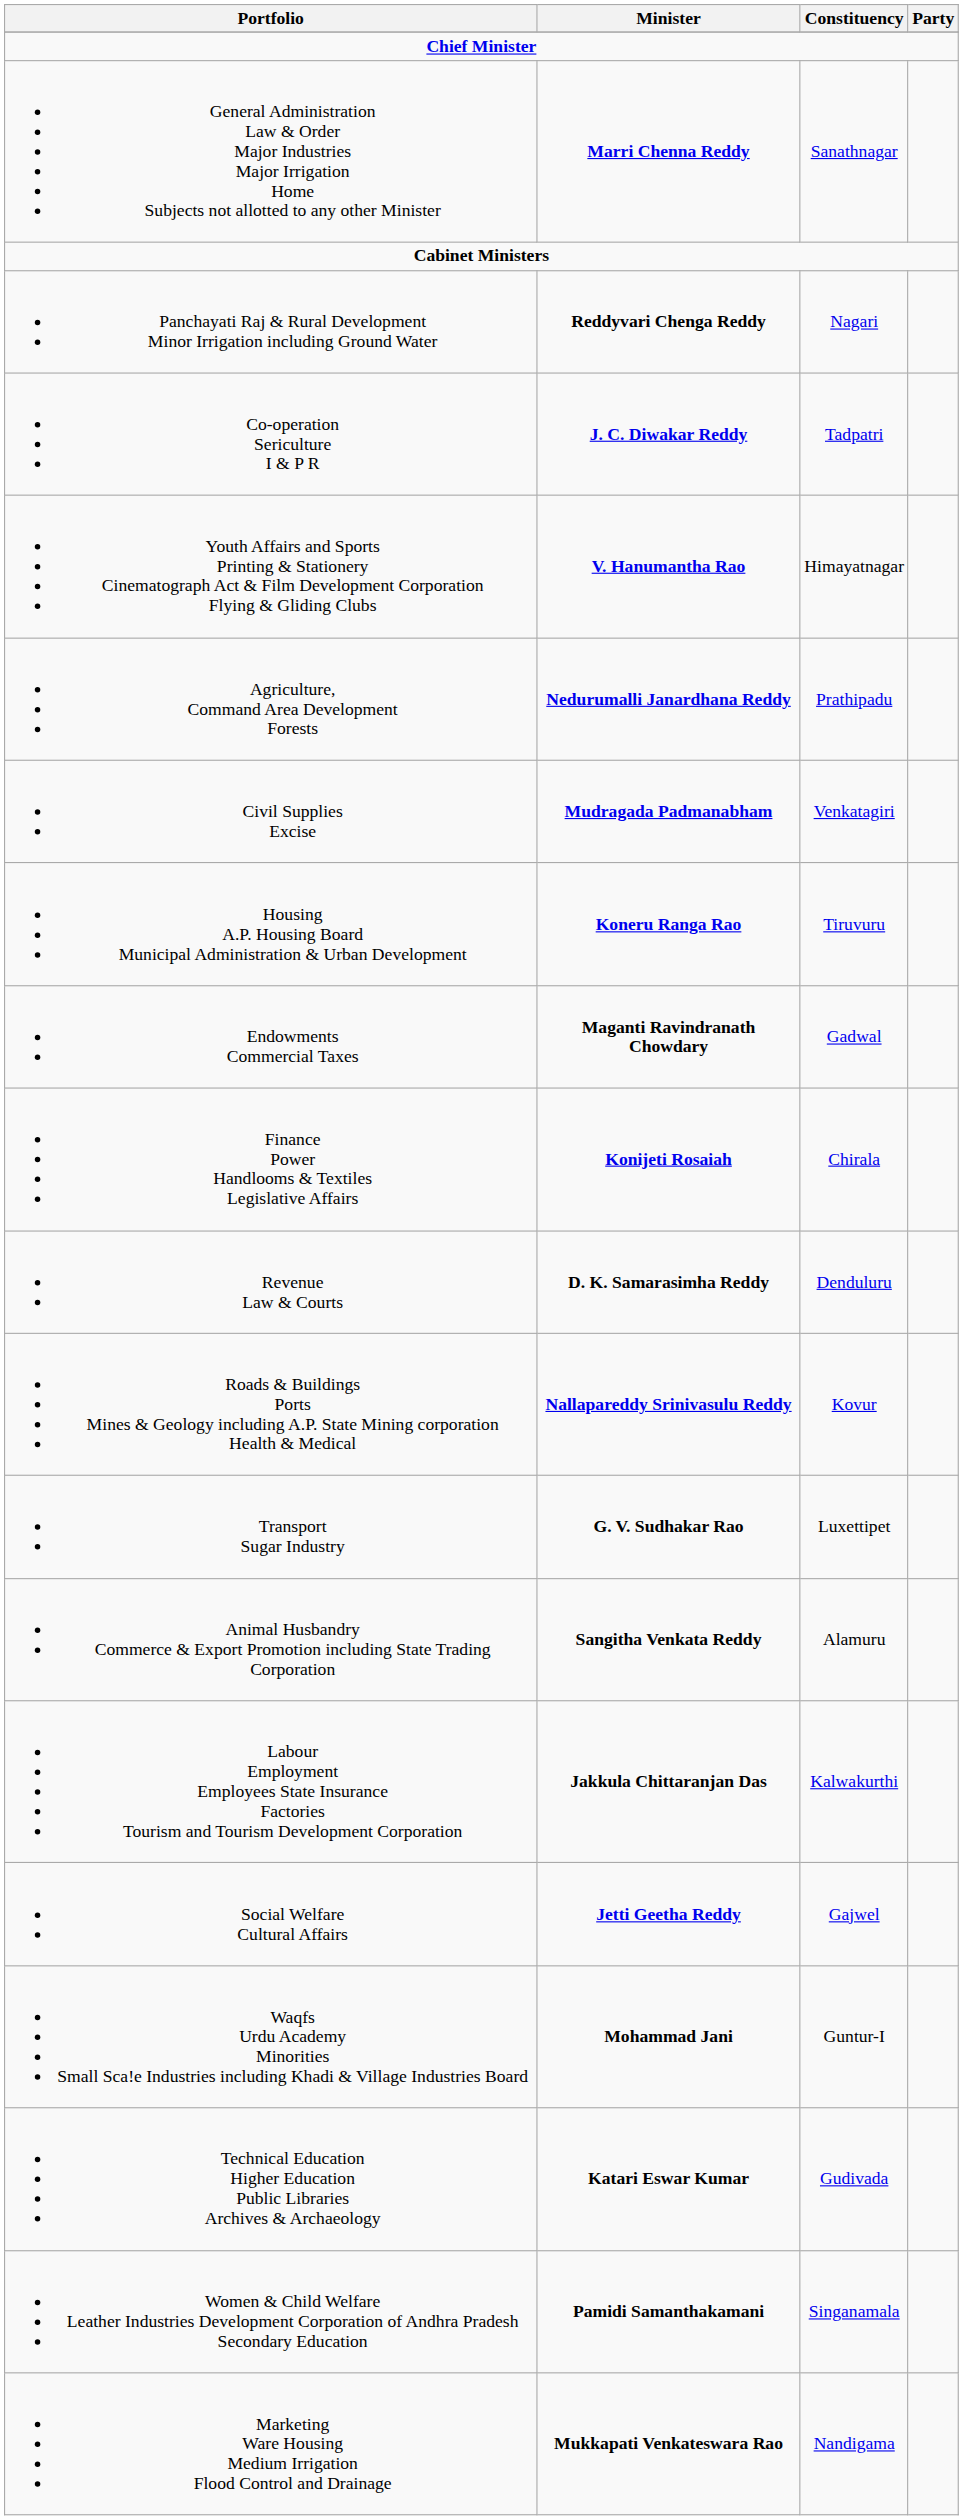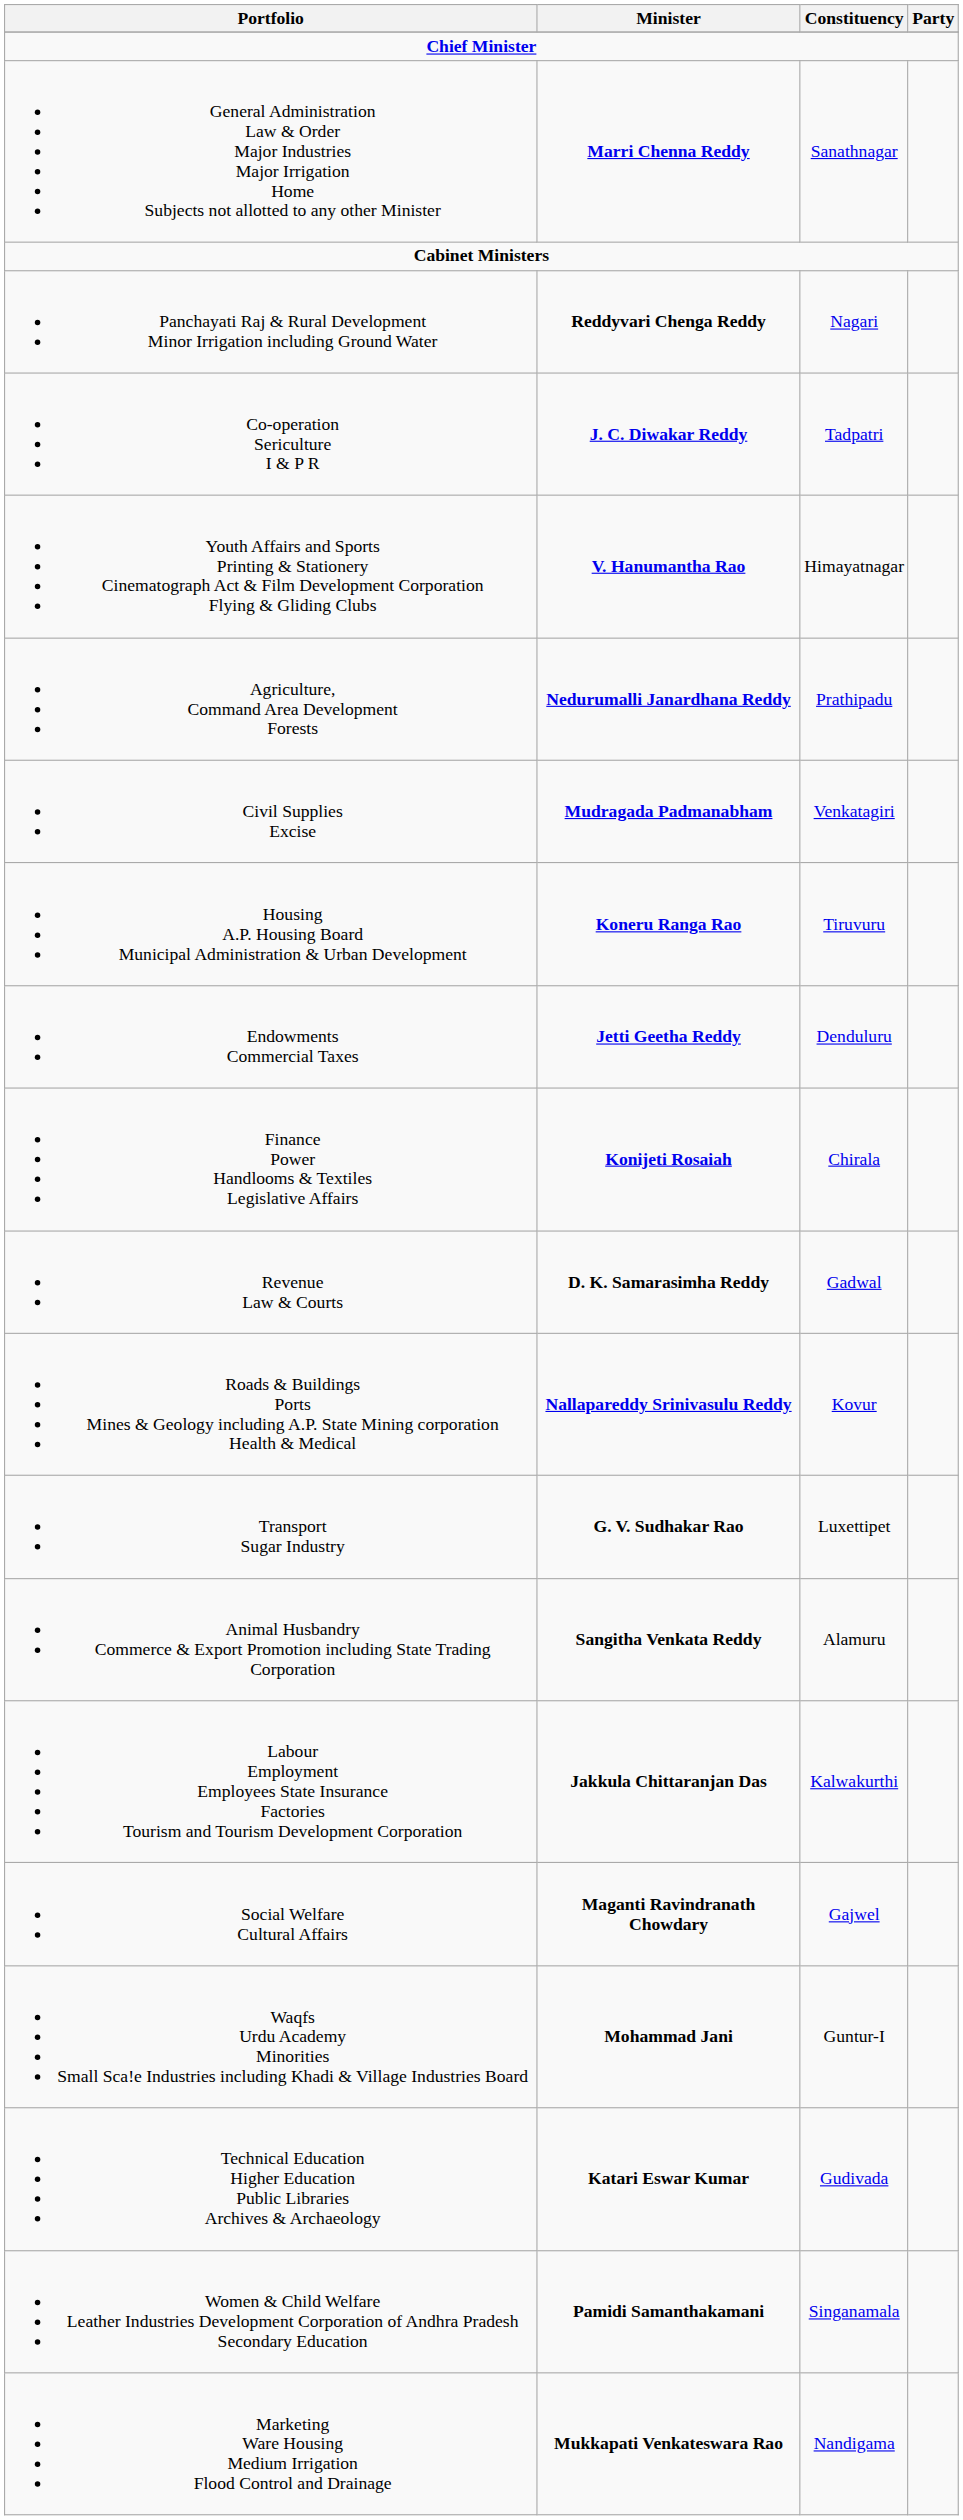(669, 1036) Maganti Ravindranath Chowdary -> (669, 1036) Jetti Geetha Reddy
(854, 1036) Gadwal -> (854, 1036) Denduluru
(854, 1281) Denduluru -> (854, 1281) Gadwal
(669, 1914) Jetti Geetha Reddy -> (669, 1914) Maganti Ravindranath Chowdary
